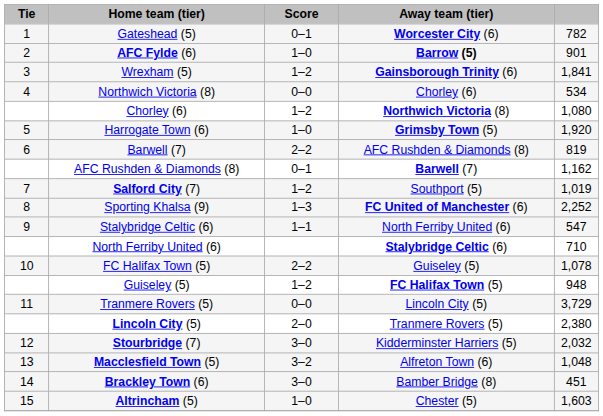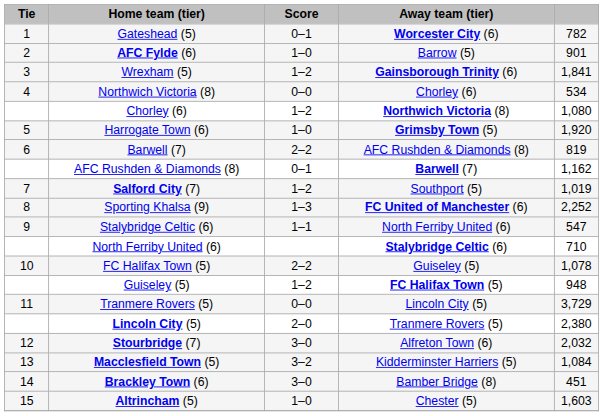(446, 53) bold -> (446, 53) normal
(446, 343) Kidderminster Harriers (5) -> (446, 343) Alfreton Town (6)
(446, 363) Alfreton Town (6) -> (446, 363) Kidderminster Harriers (5)
(576, 363) 1,048 -> (576, 363) 1,084
